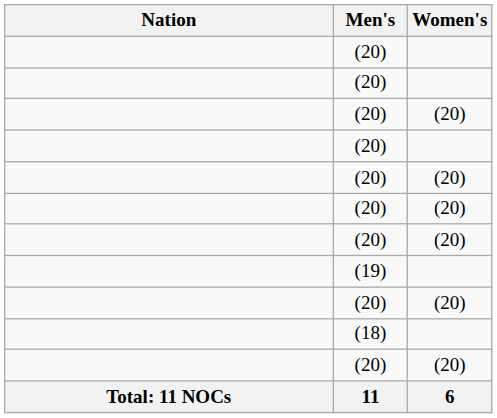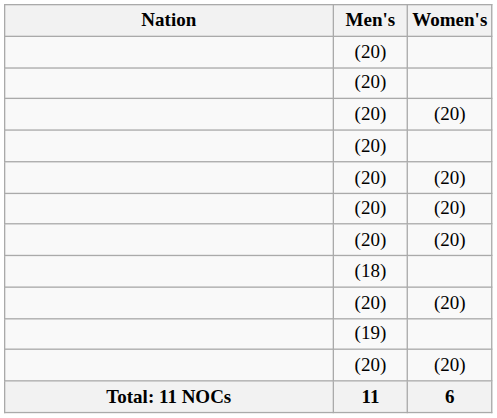rows swapped: (370, 271) <-> (370, 334)
